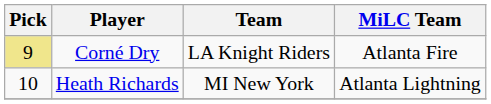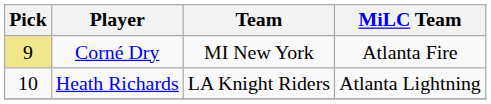(259, 51) LA Knight Riders -> (259, 51) MI New York
(259, 83) MI New York -> (259, 83) LA Knight Riders
